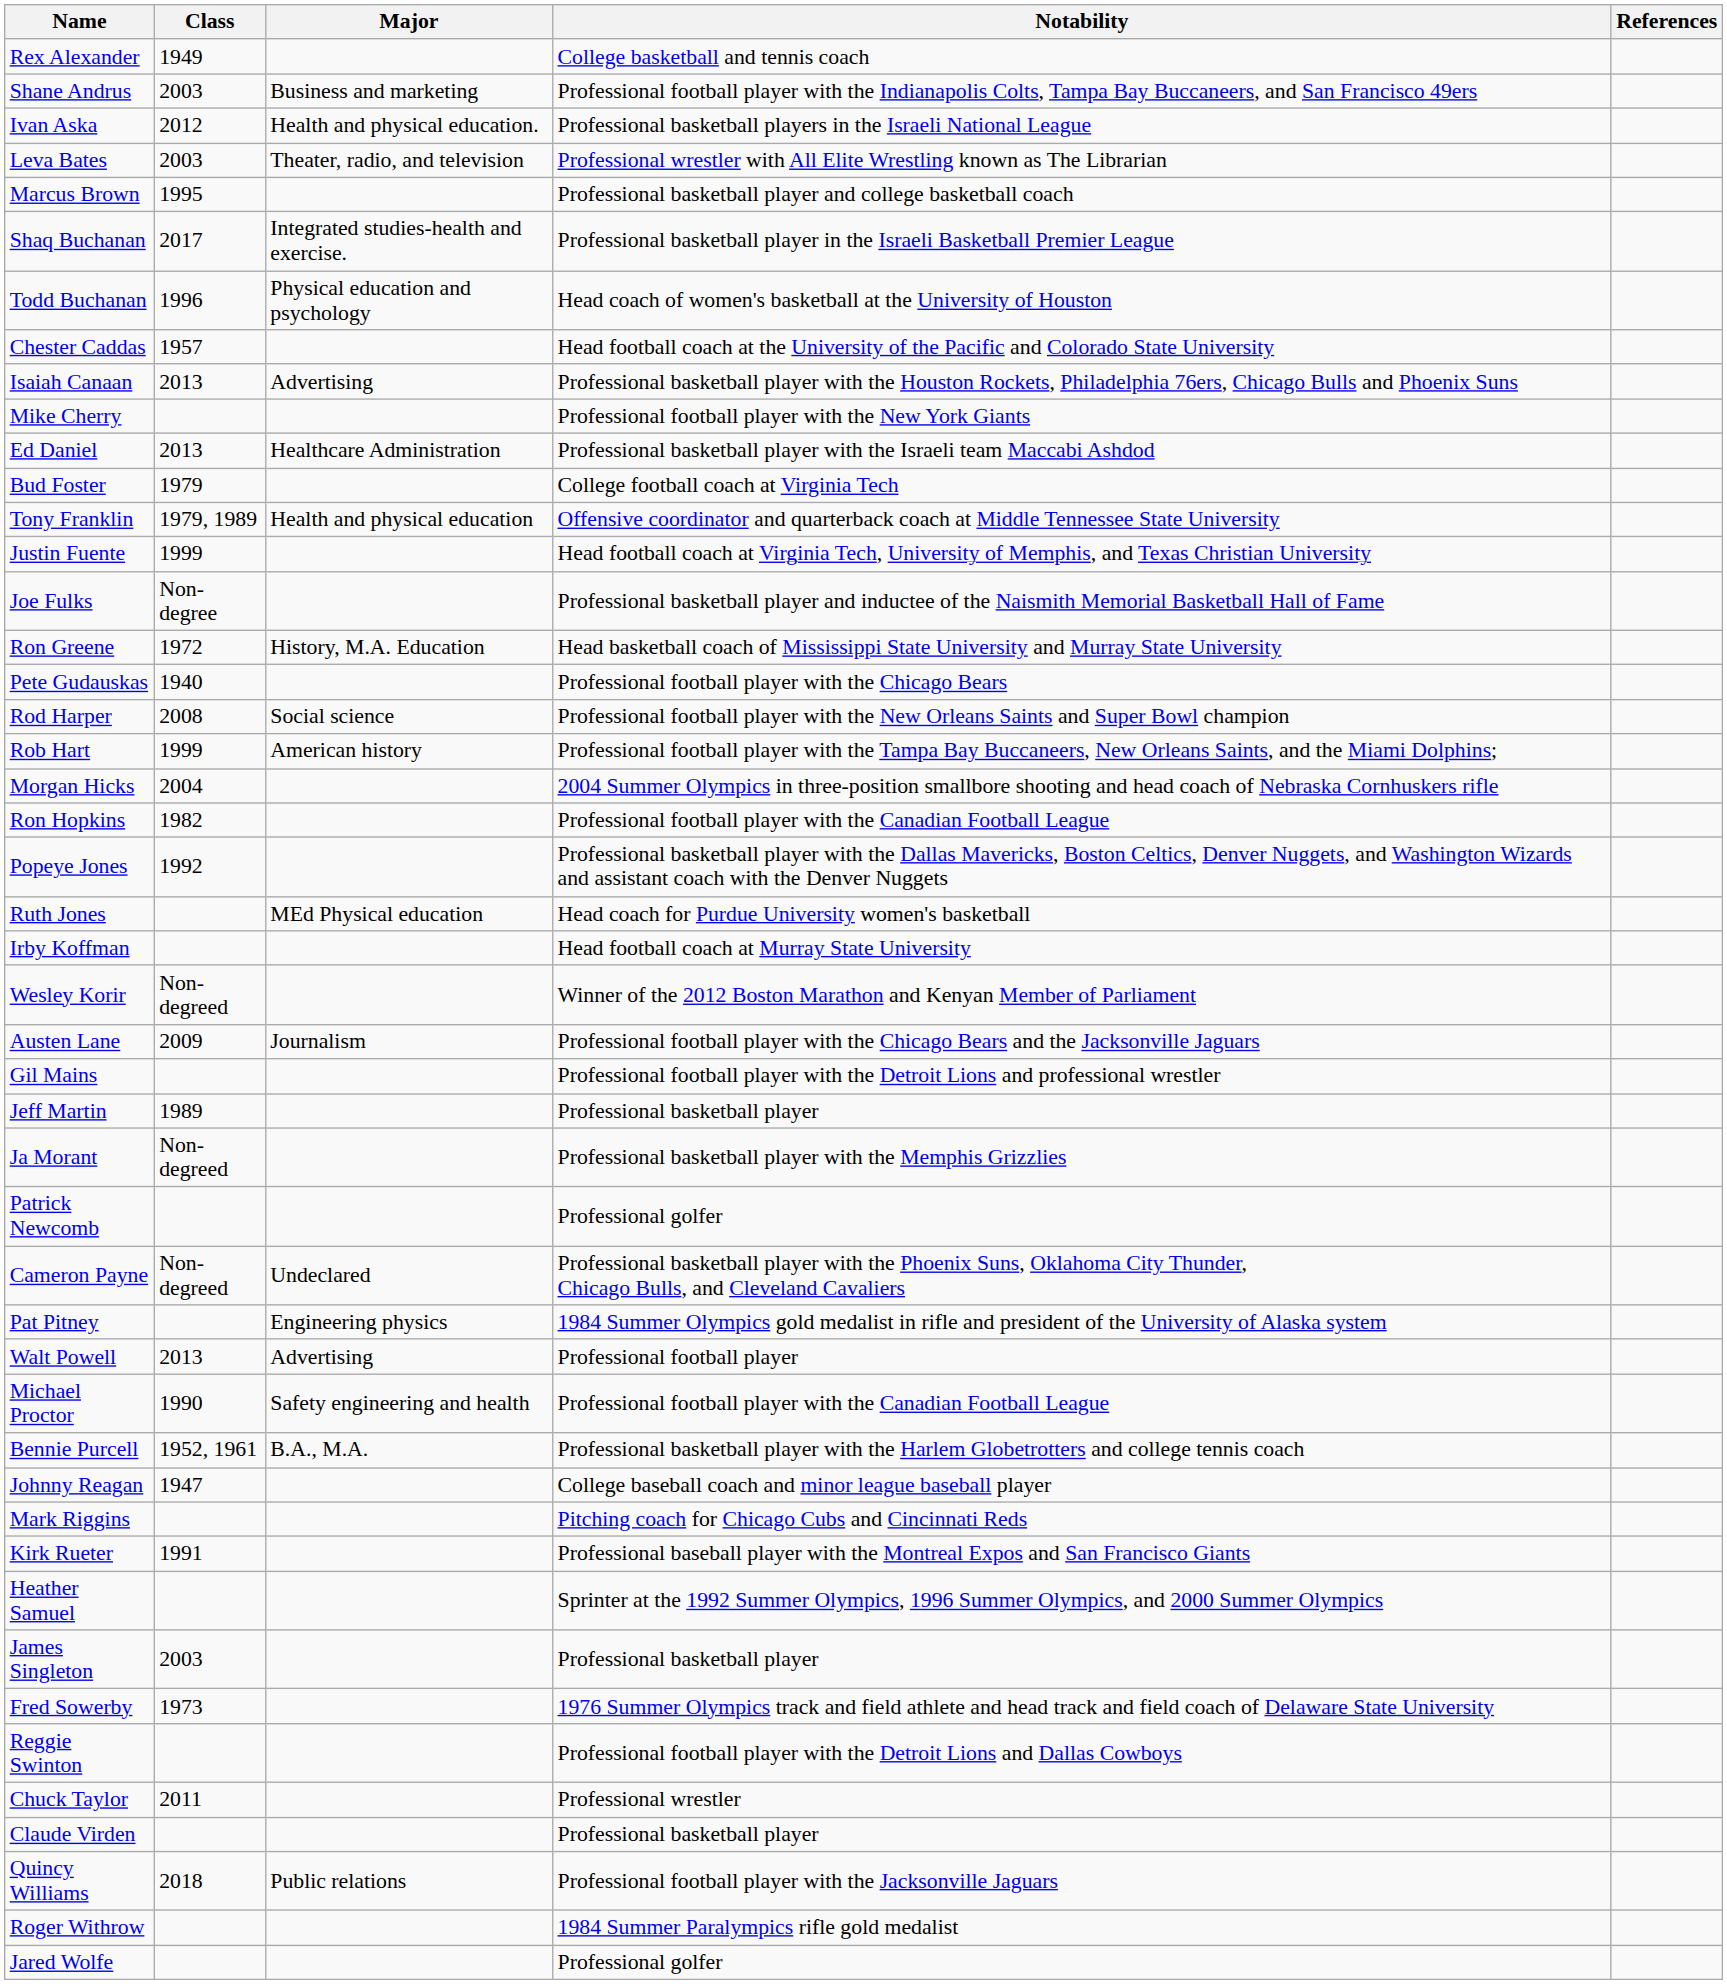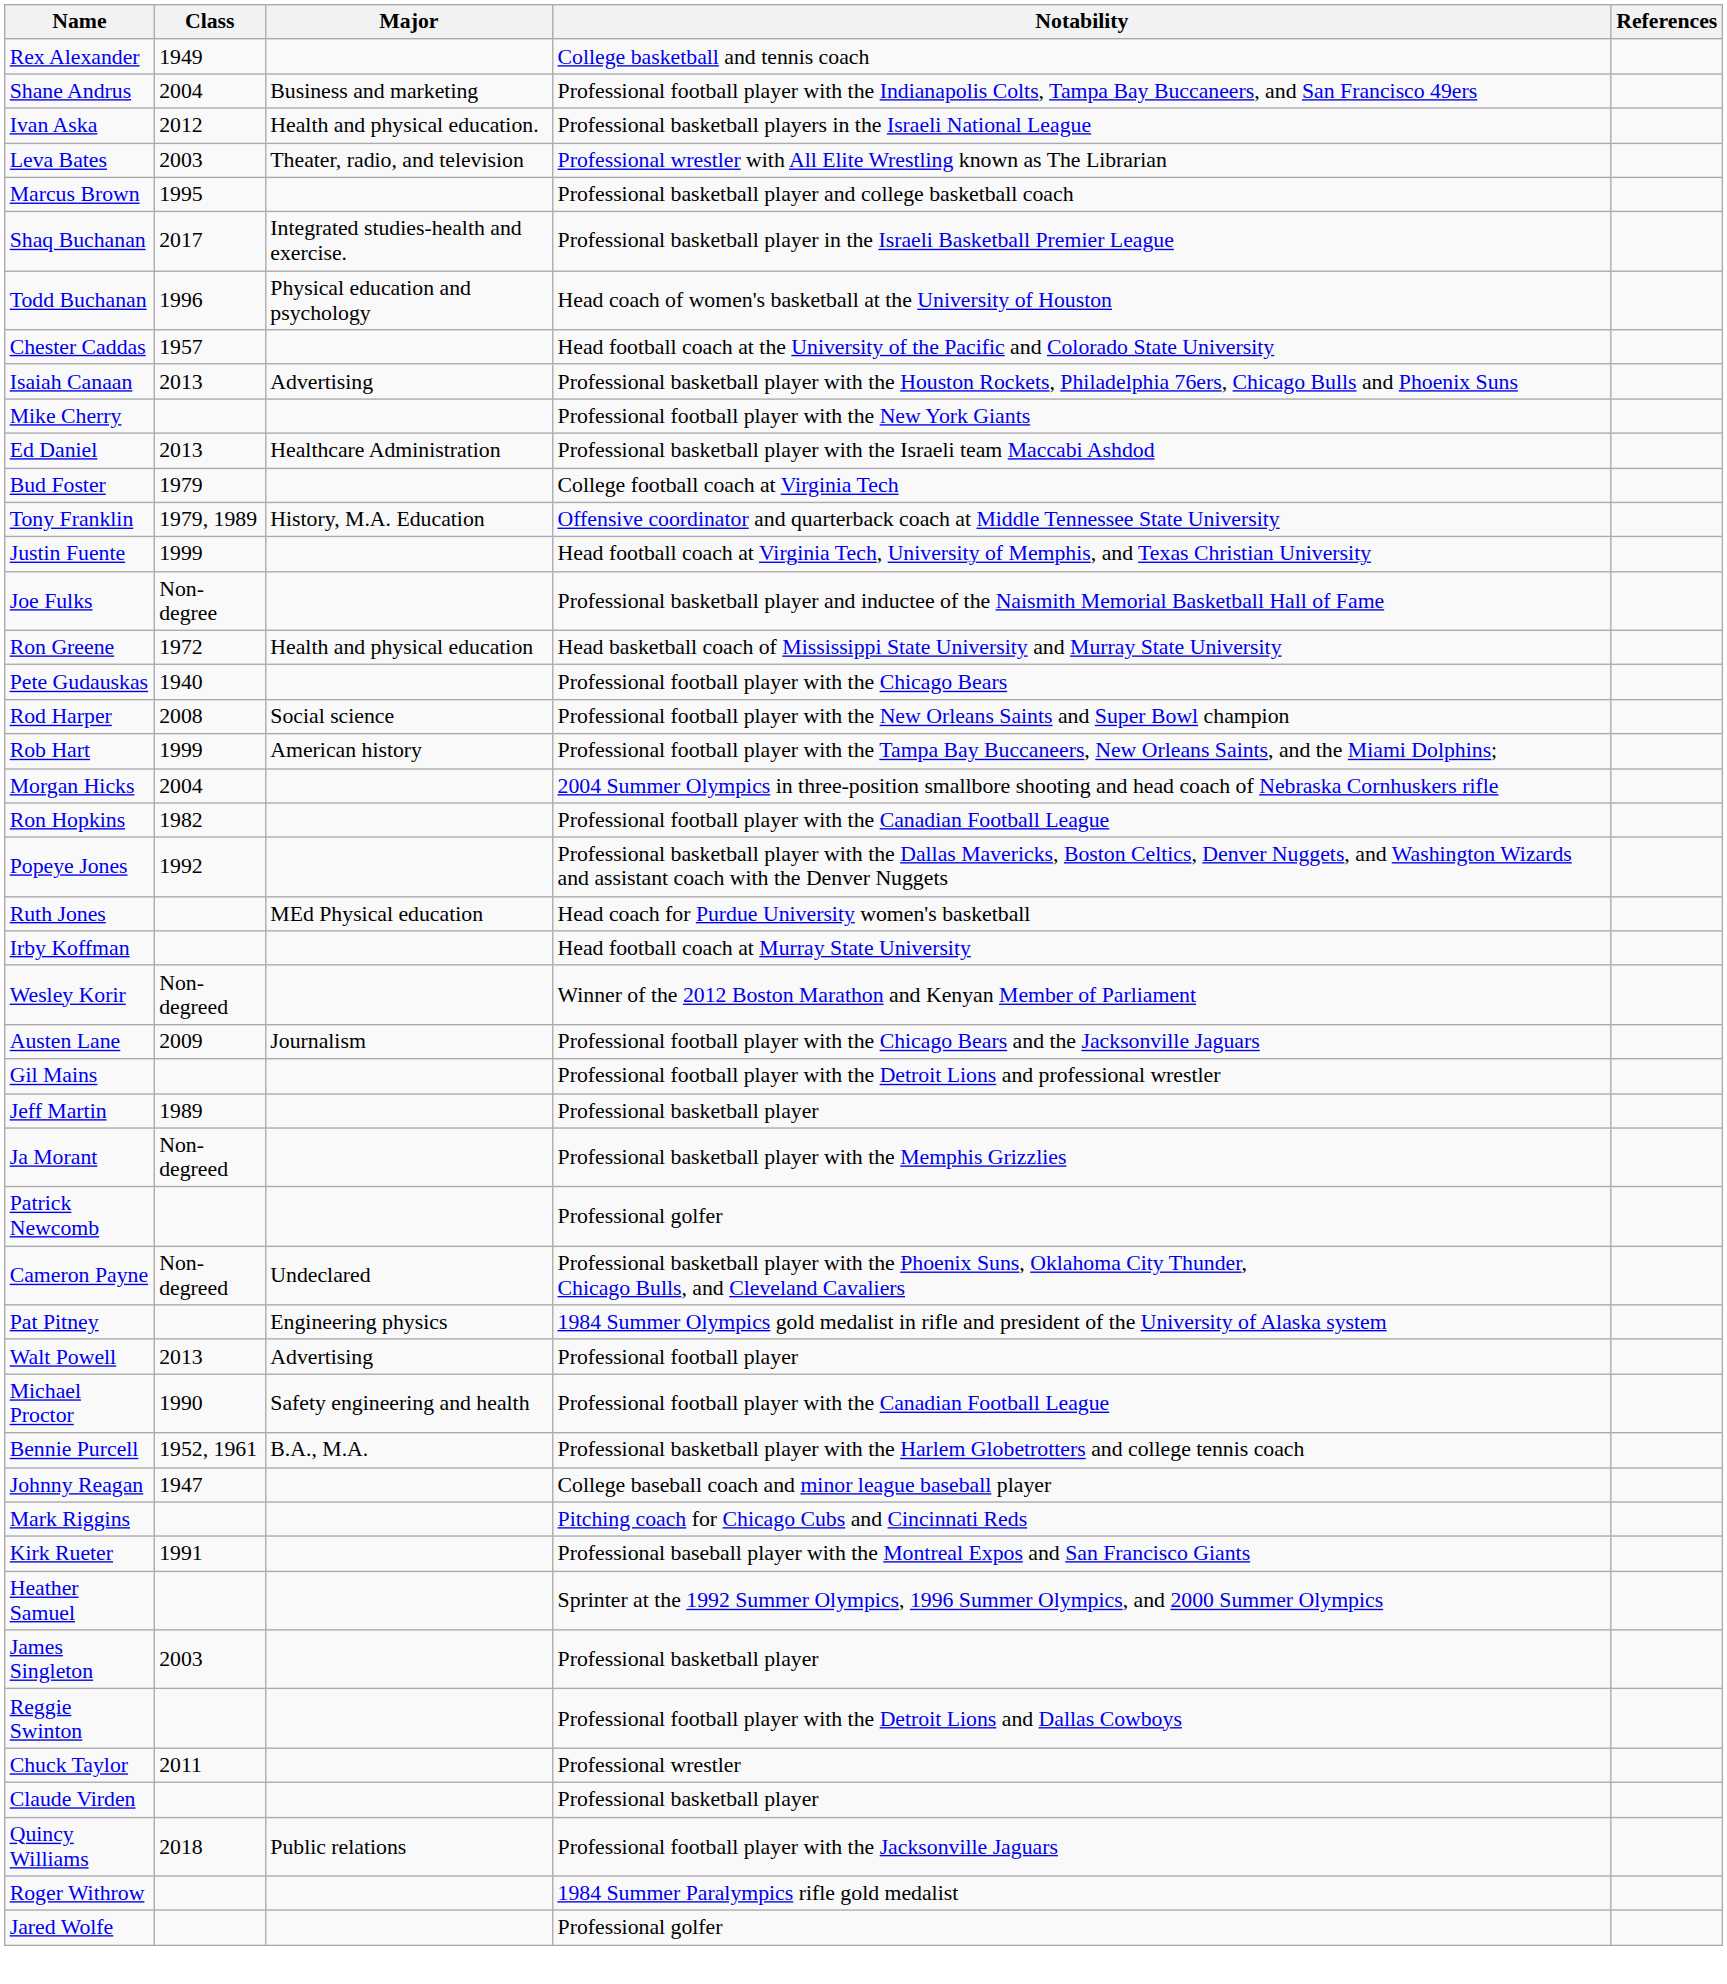(181, 90) 2003 -> (181, 90) 2004
(402, 519) Health and physical education -> (377, 519) History, M.A. Education
(377, 647) History, M.A. Education -> (402, 647) Health and physical education
- row: (71, 1705)
